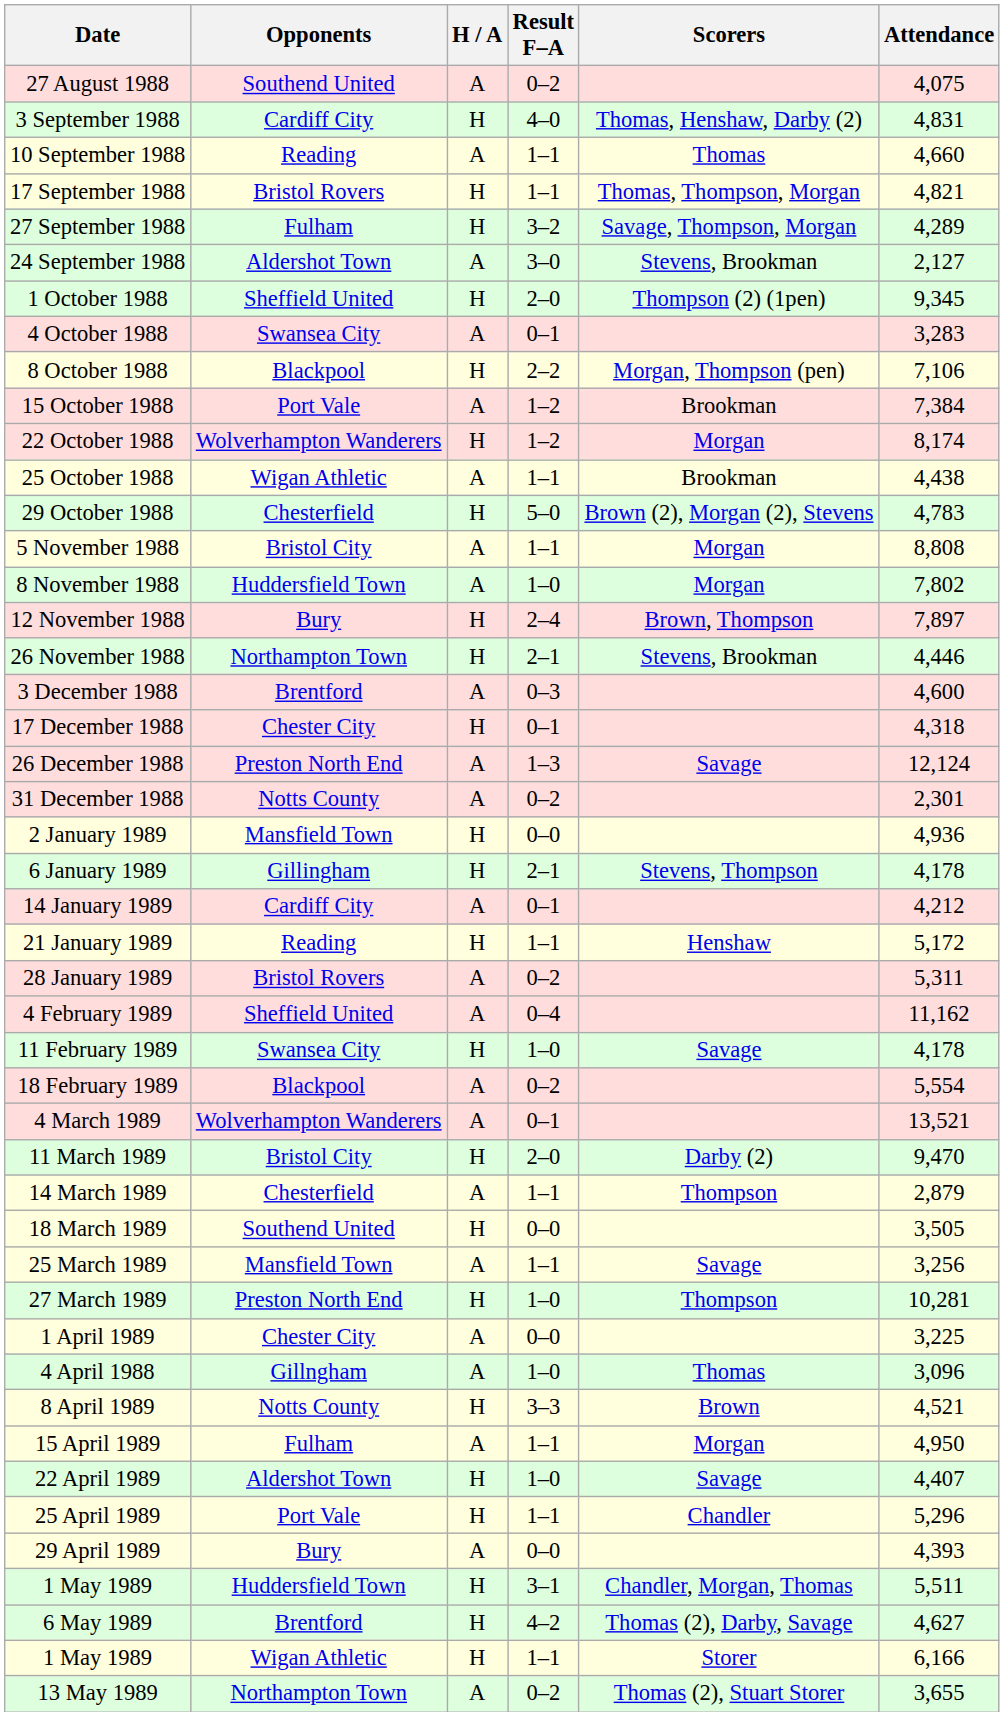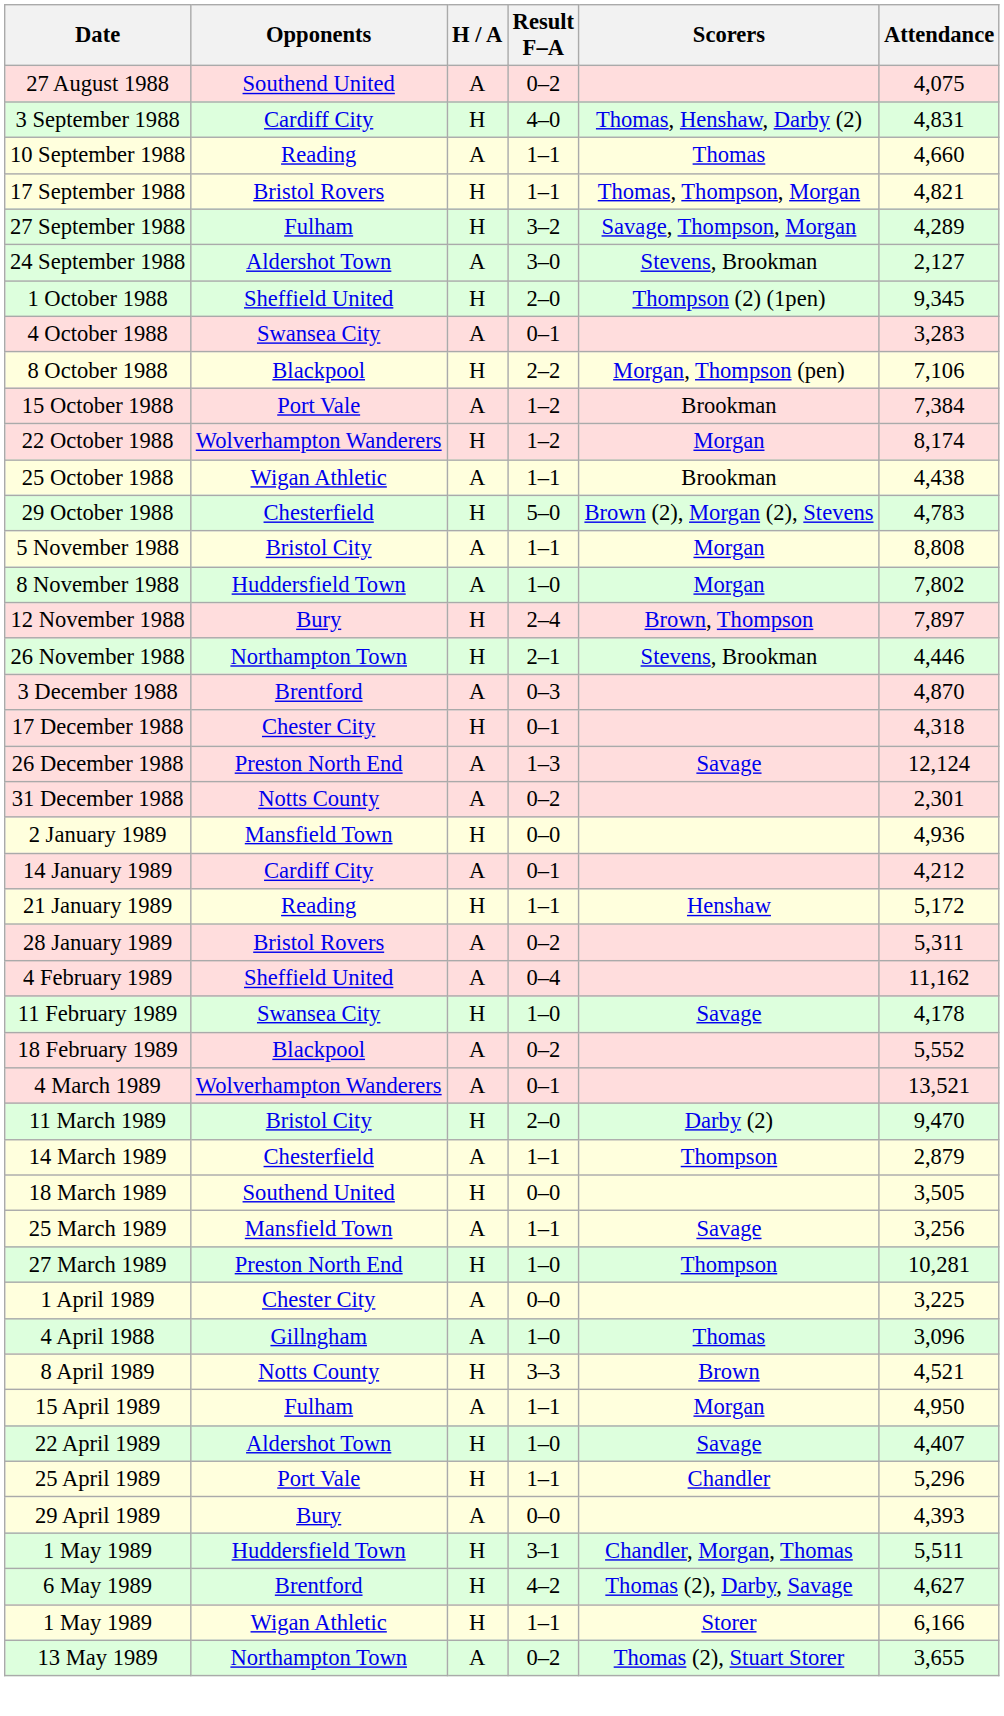(939, 691) 4,600 -> (939, 691) 4,870
- row: (98, 870)
(939, 1085) 5,554 -> (939, 1049) 5,552
